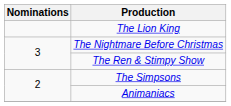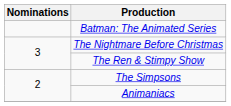- row: (148, 28)
+ row: (148, 28)
